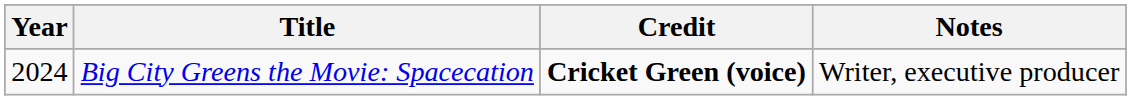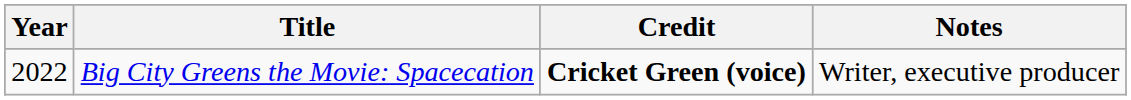(40, 71) 2024 -> (40, 71) 2022
